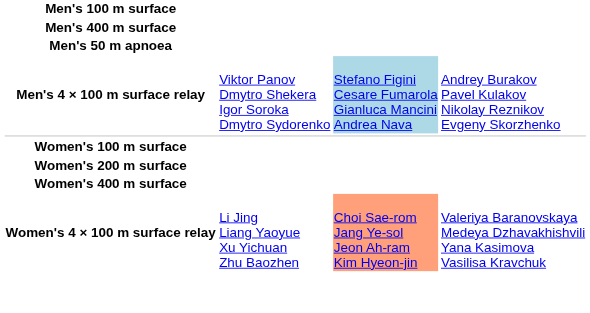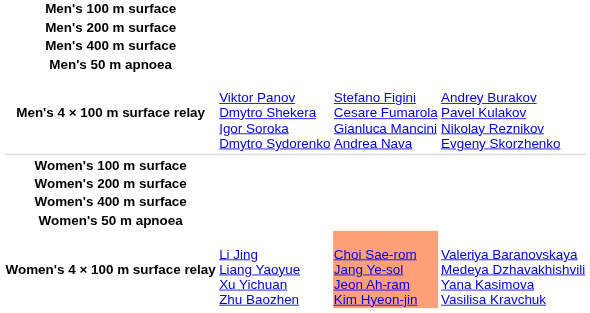+ row: (111, 27)
(386, 102) lightblue background -> (386, 120) no background
+ row: (111, 220)
